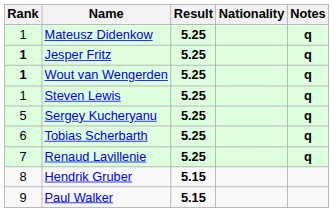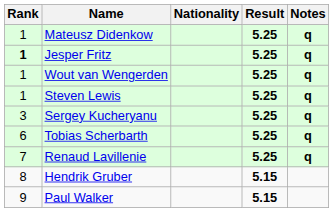columns swapped: (252, 14) <-> (193, 14)
(23, 75) bold -> (23, 75) normal
(23, 116) 5 -> (23, 116) 3
